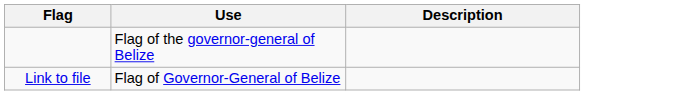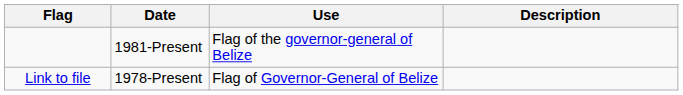+ column: (160, 16)
